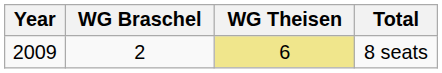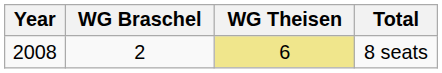(35, 51) 2009 -> (35, 51) 2008
